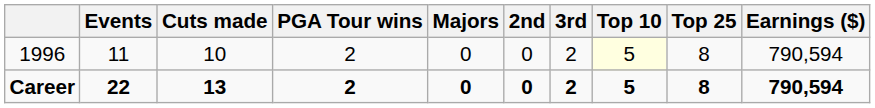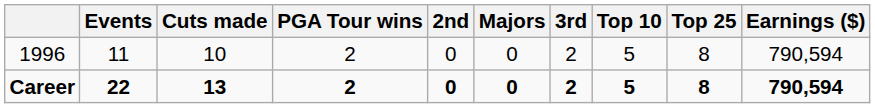columns swapped: (466, 21) <-> (527, 21)
(629, 54) lightyellow background -> (629, 54) no background
